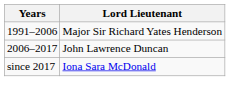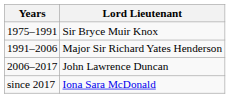+ row: (110, 31)
